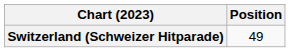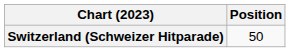(256, 36) 49 -> (256, 36) 50
